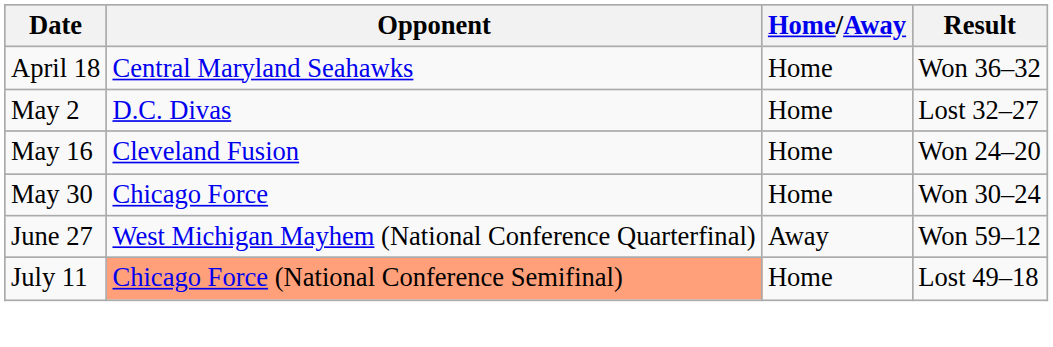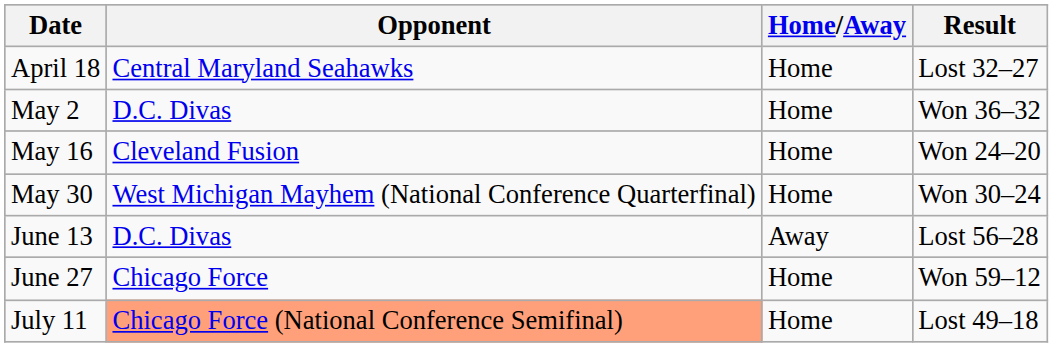(980, 67) Won 36–32 -> (978, 67) Lost 32–27
(978, 109) Lost 32–27 -> (980, 109) Won 36–32
(190, 194) Chicago Force -> (434, 194) West Michigan Mayhem (National Conference Quarterfinal)
+ row: (52, 236)
(434, 236) West Michigan Mayhem (National Conference Quarterfinal) -> (190, 278) Chicago Force
(798, 236) Away -> (800, 278) Home
